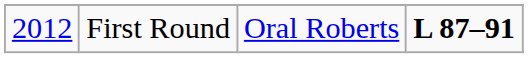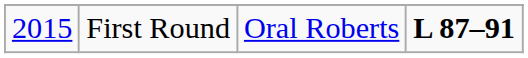(42, 28) 2012 -> (42, 28) 2015
